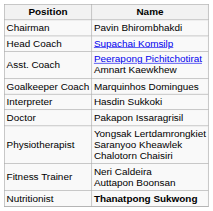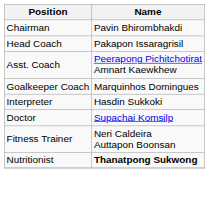(134, 43) Supachai Komsilp -> (139, 43) Pakapon Issaragrisil
(139, 117) Pakapon Issaragrisil -> (134, 117) Supachai Komsilp
- row: (41, 144)
